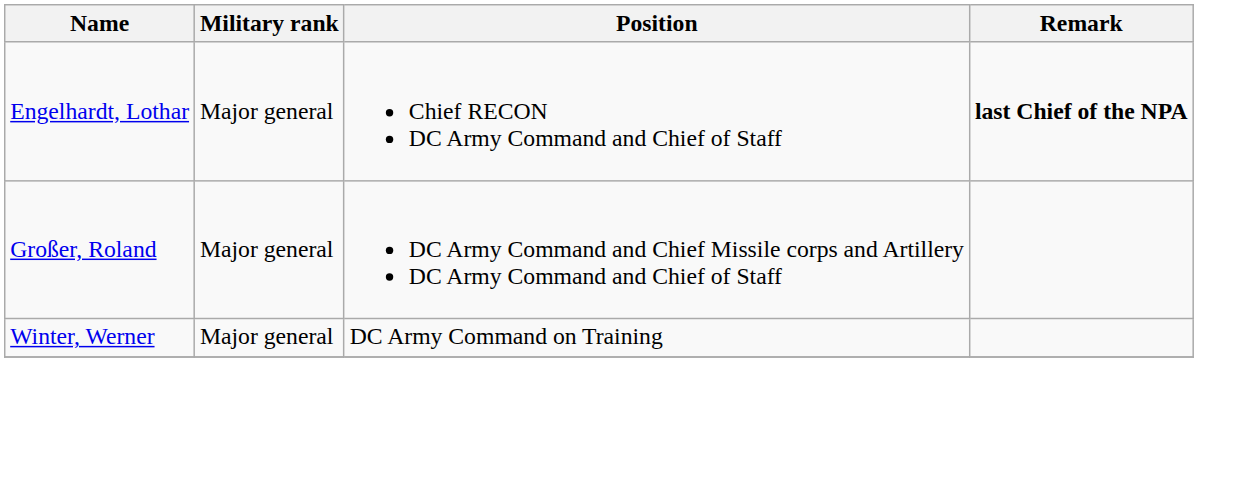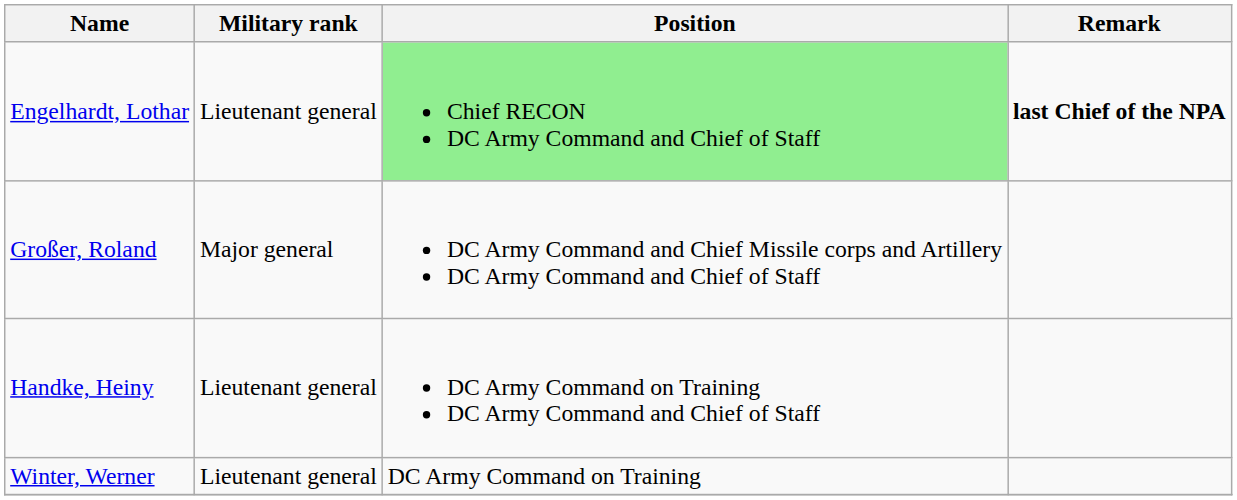(267, 111) Major general -> (288, 111) Lieutenant general
(657, 125) no background -> (695, 125) lightgreen background
+ row: (82, 387)
(267, 337) Major general -> (288, 475) Lieutenant general
